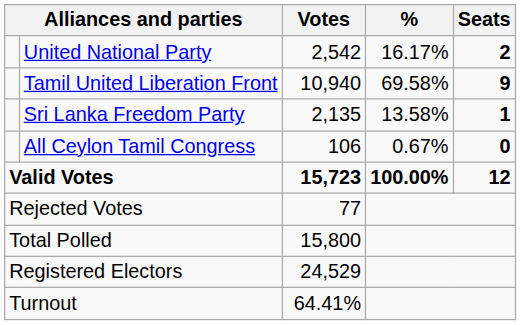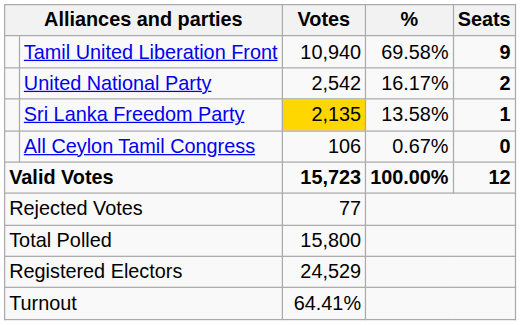rows swapped: (151, 83) <-> (118, 51)
(336, 114) no background -> (336, 114) gold background
